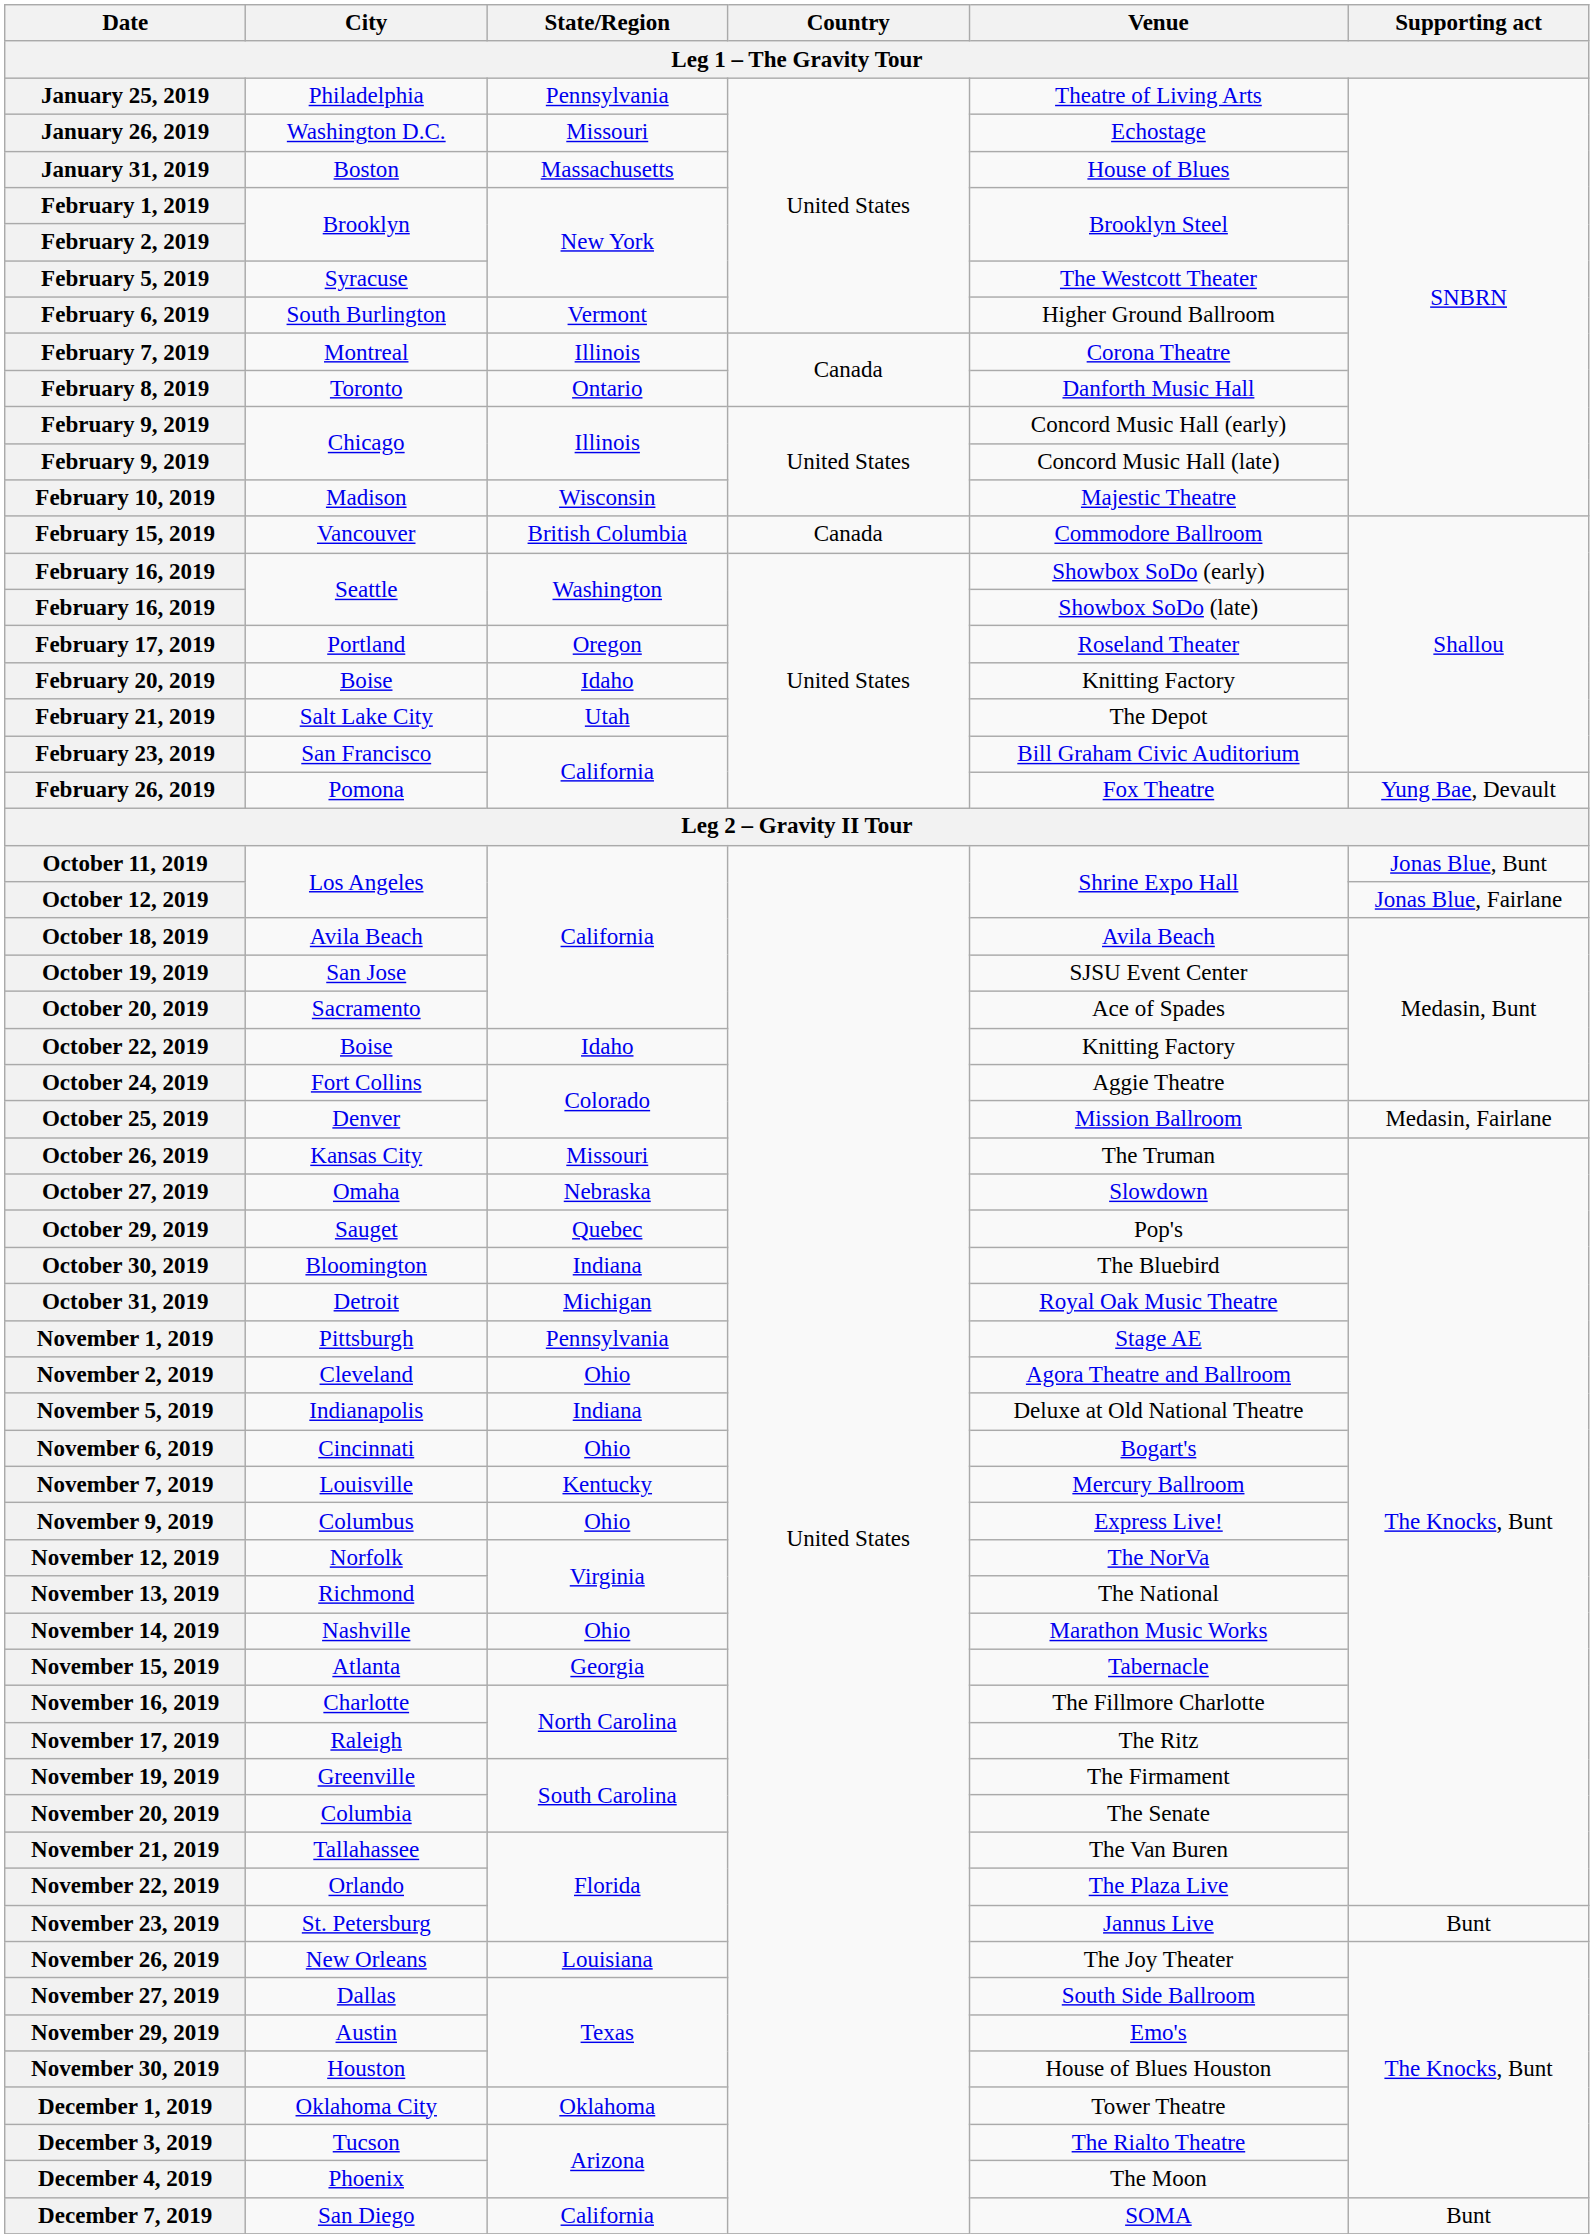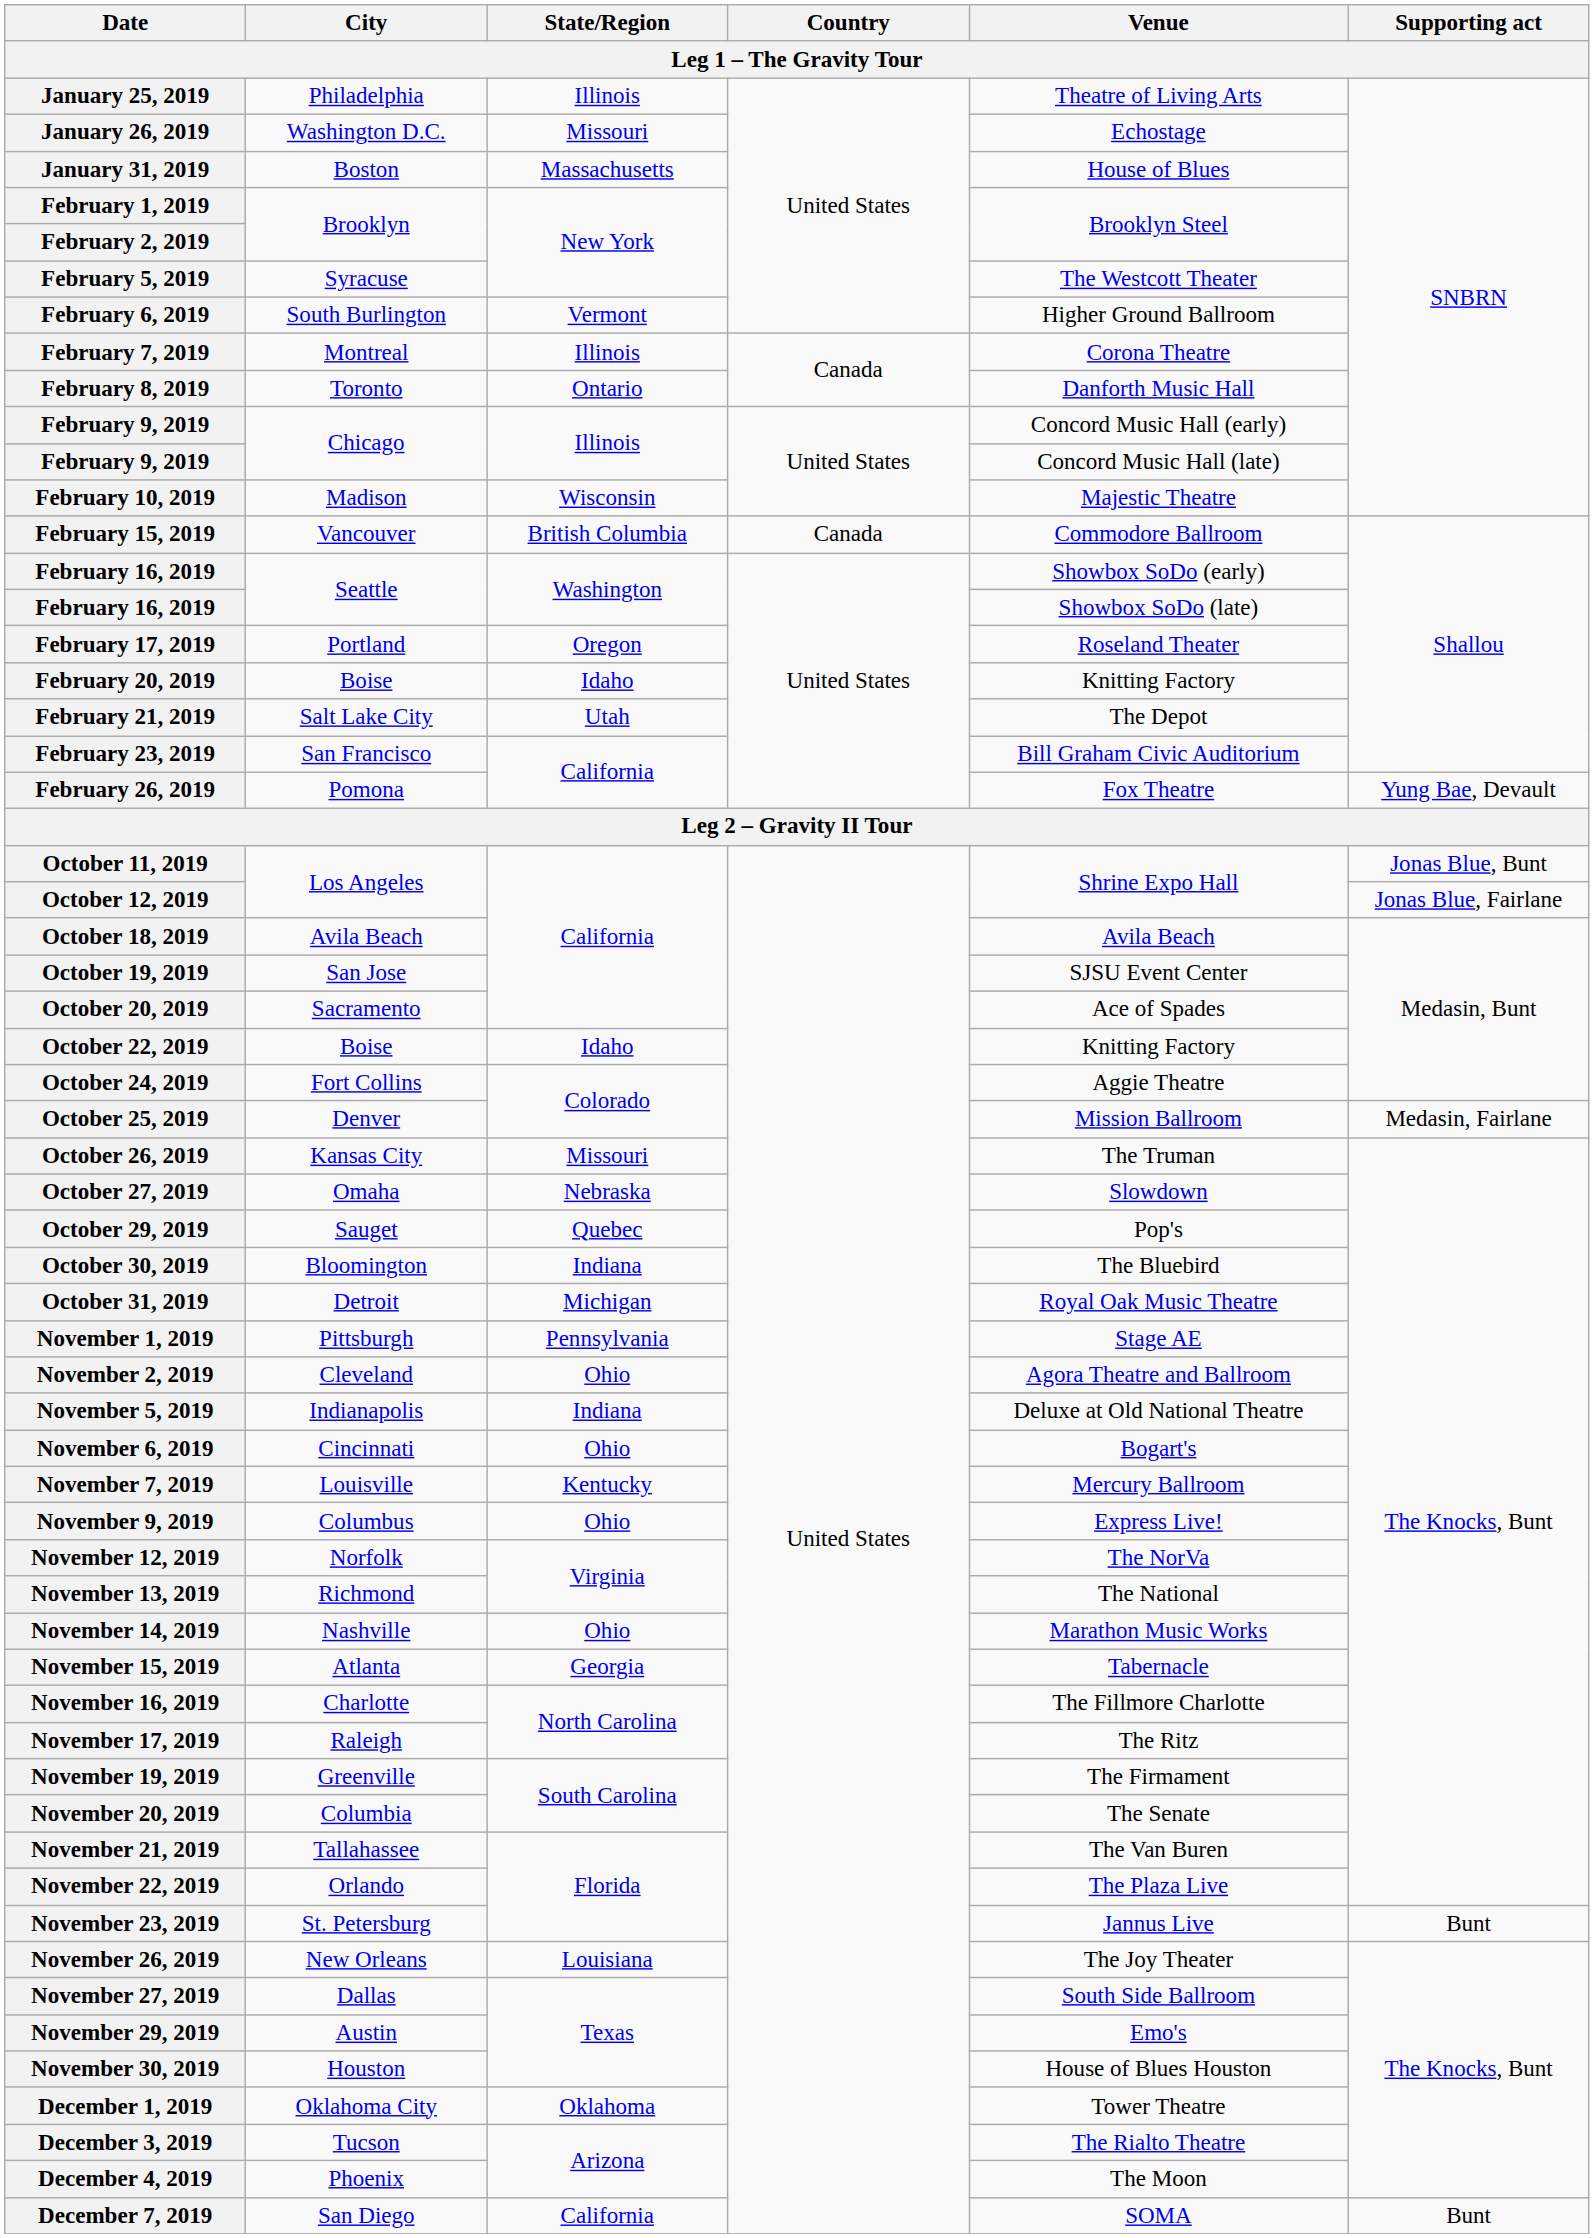(607, 95) Pennsylvania -> (607, 95) Illinois
